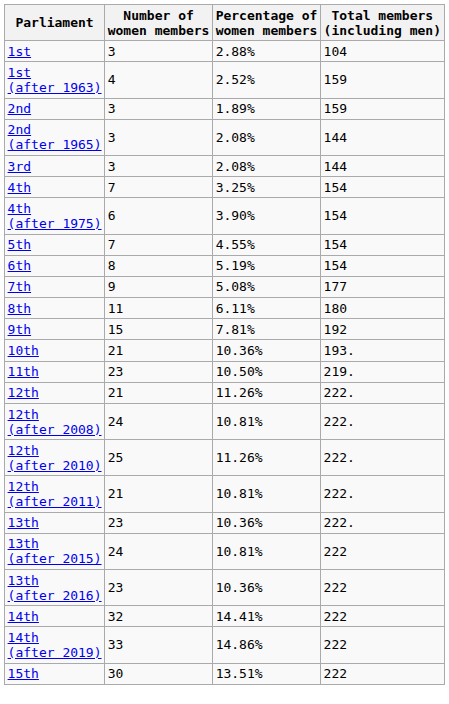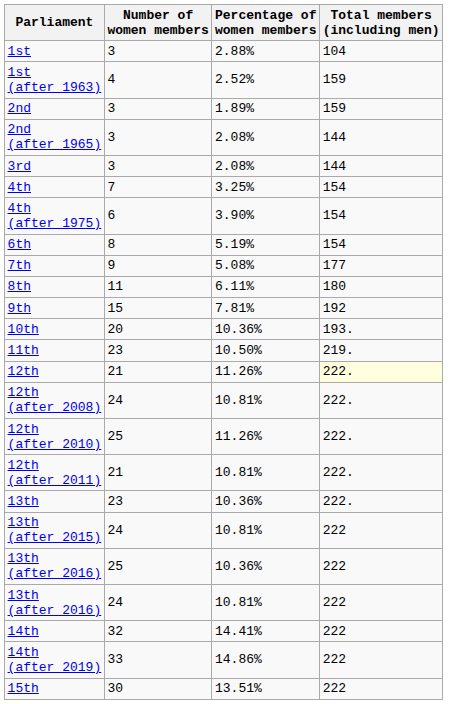- row: (19, 245)
(116, 351) 21 -> (115, 329) 20
(339, 393) no background -> (338, 372) lightyellow background
(116, 588) 23 -> (115, 566) 25
+ row: (54, 603)
